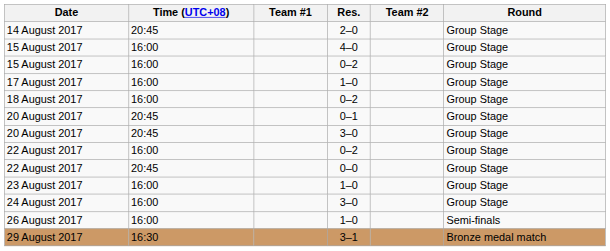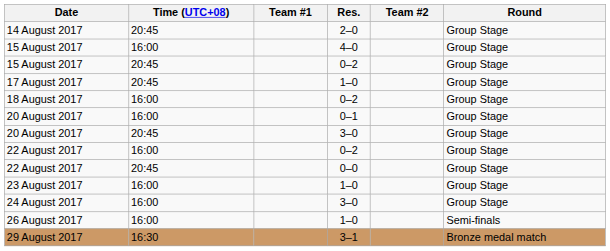(145, 64) 16:00 -> (145, 64) 20:45
(145, 82) 16:00 -> (145, 82) 20:45
(145, 116) 20:45 -> (145, 116) 16:00
